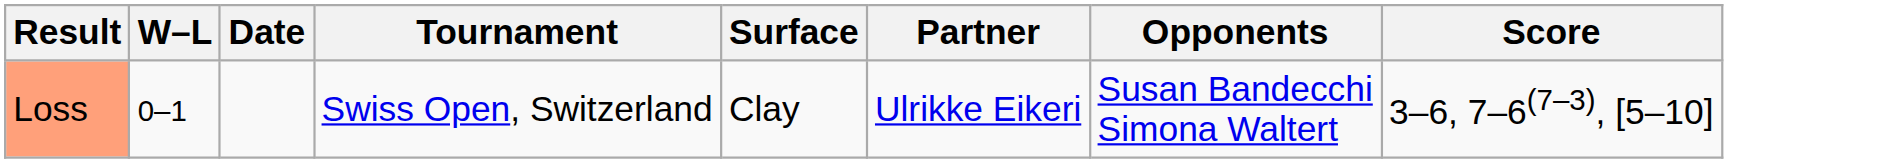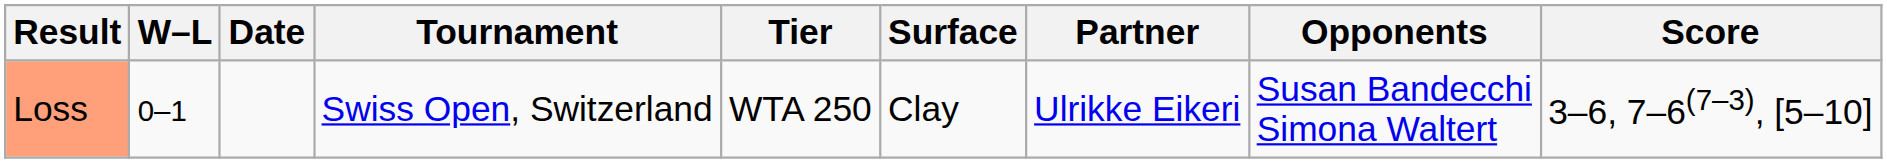+ column: (800, 32)
